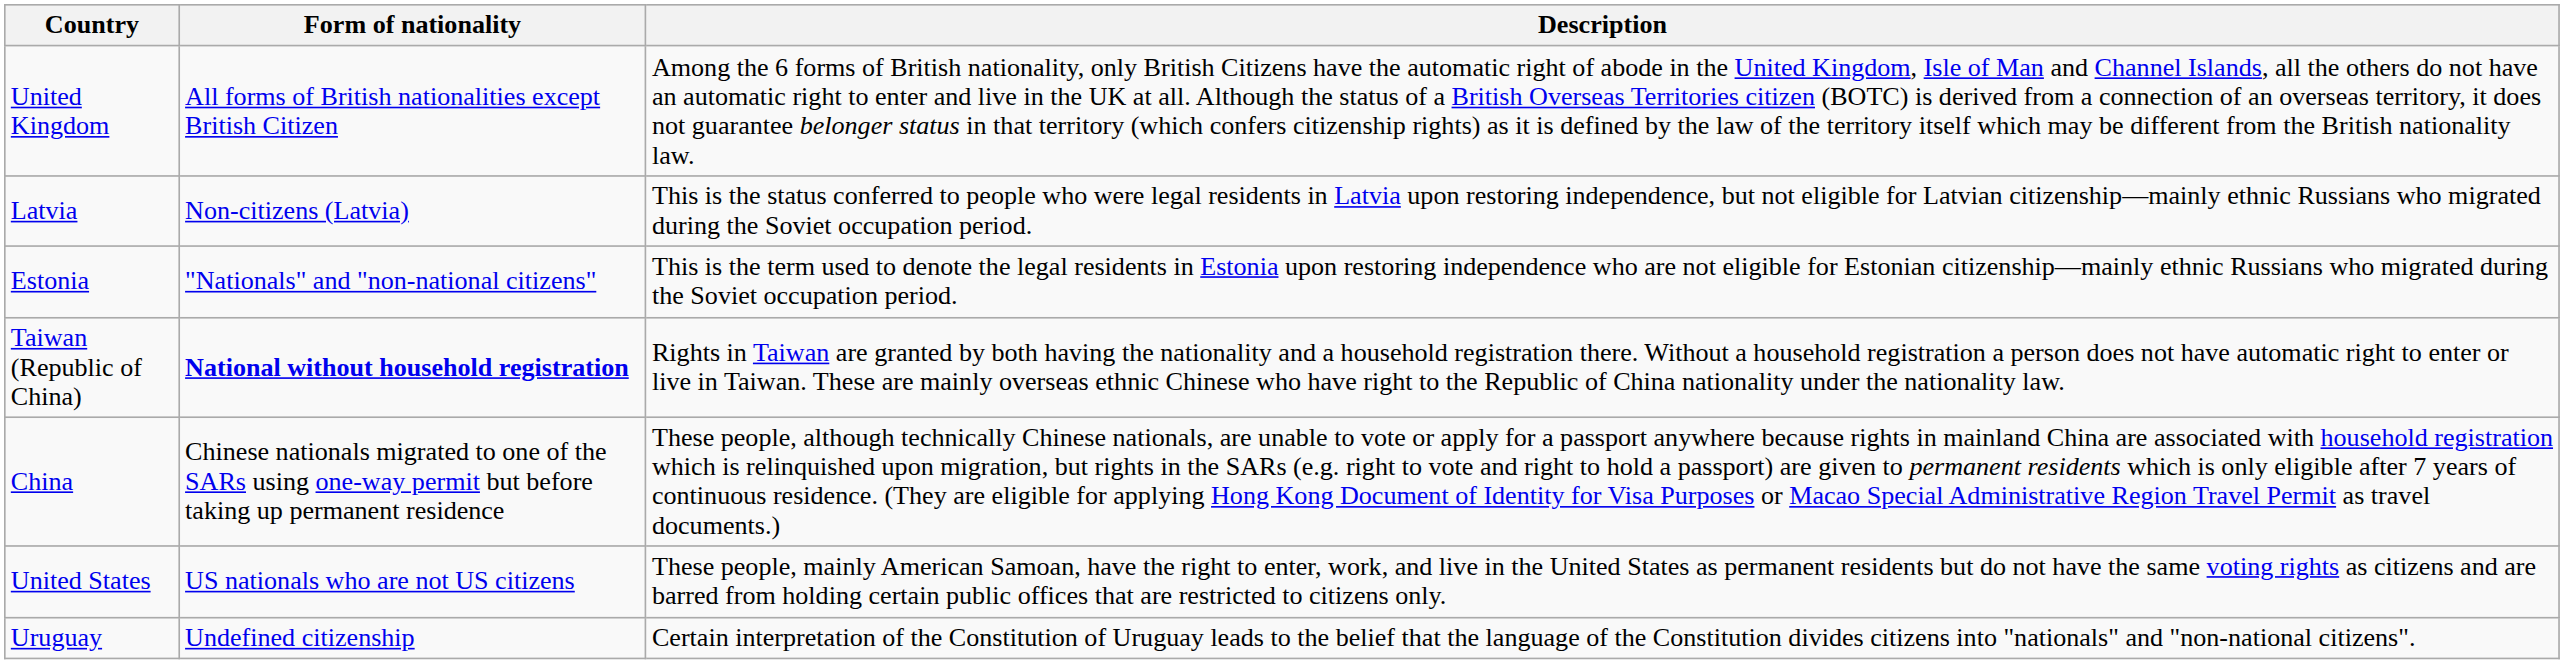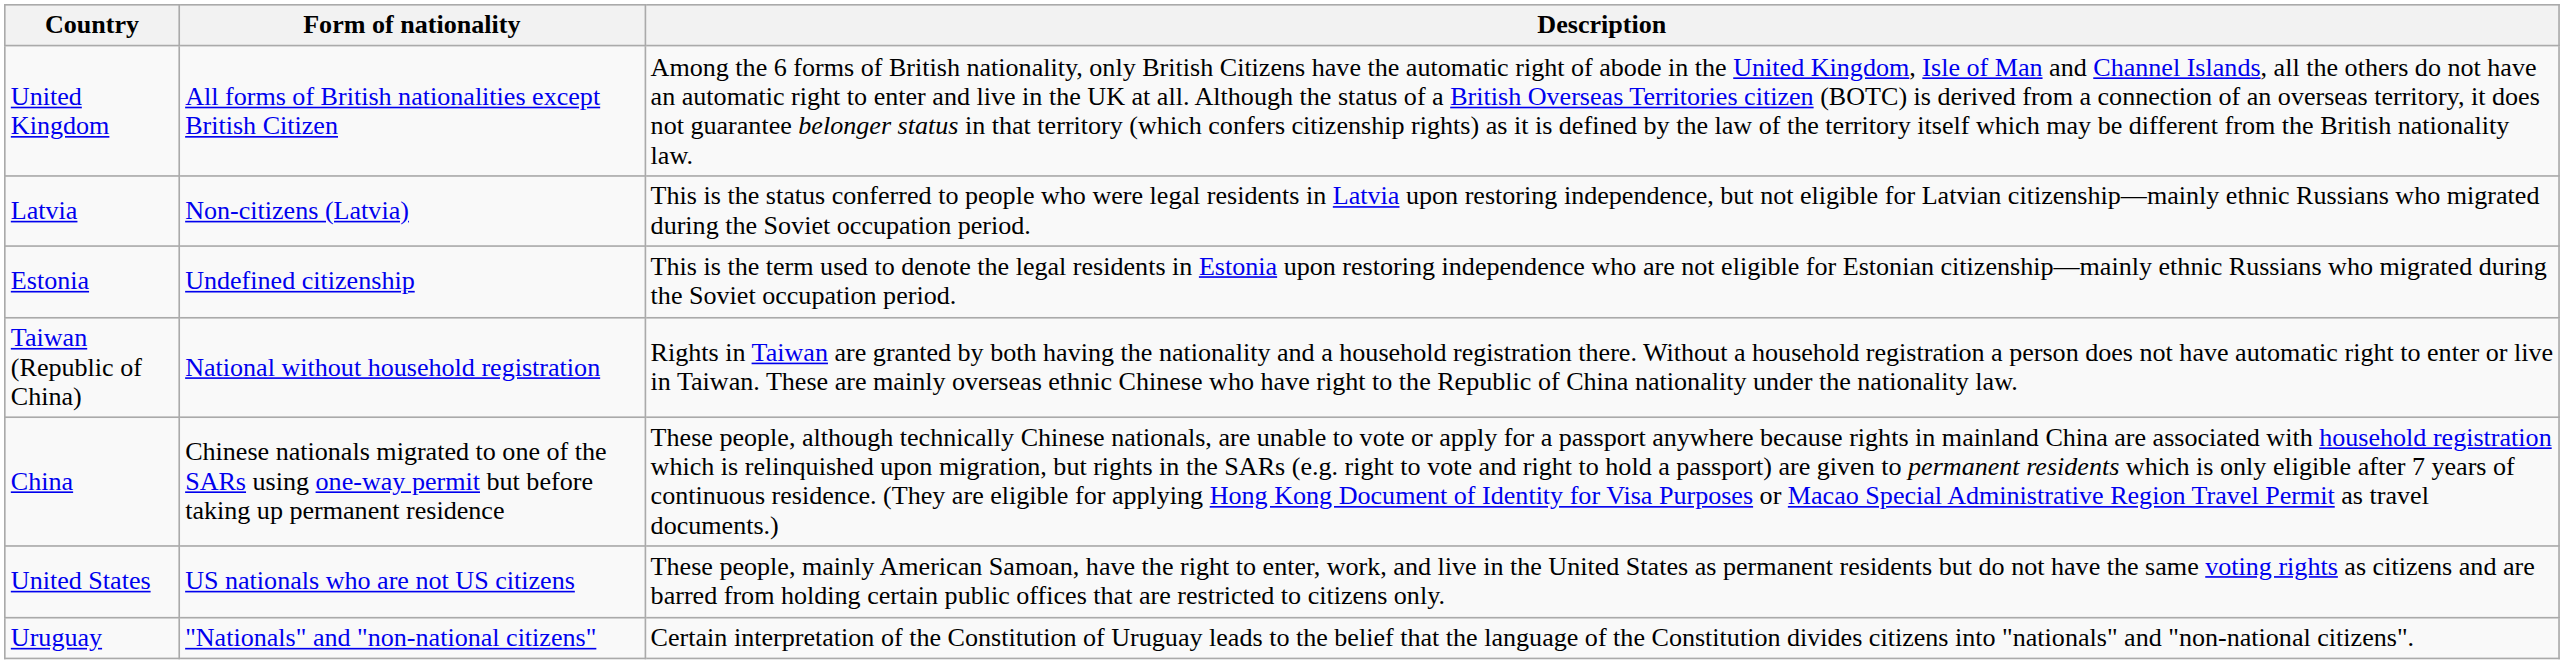(391, 281) "Nationals" and "non-national citizens" -> (300, 281) Undefined citizenship
(407, 366) bold -> (393, 366) normal
(300, 637) Undefined citizenship -> (391, 637) "Nationals" and "non-national citizens"
